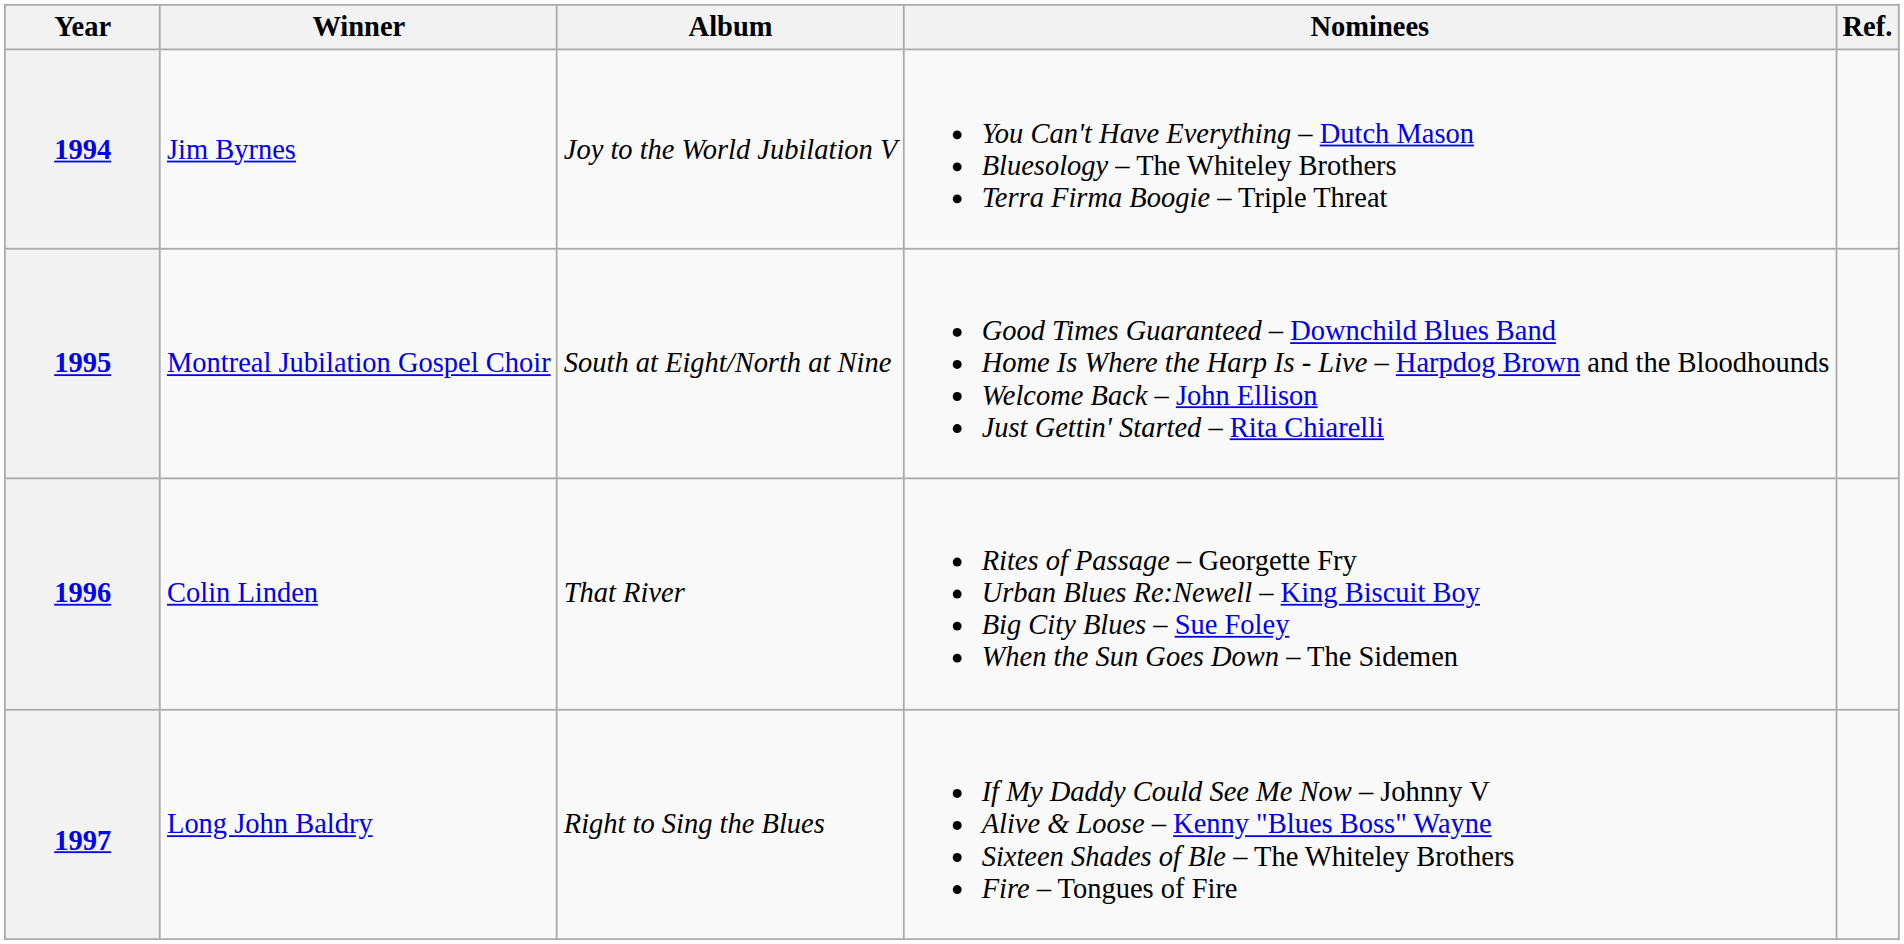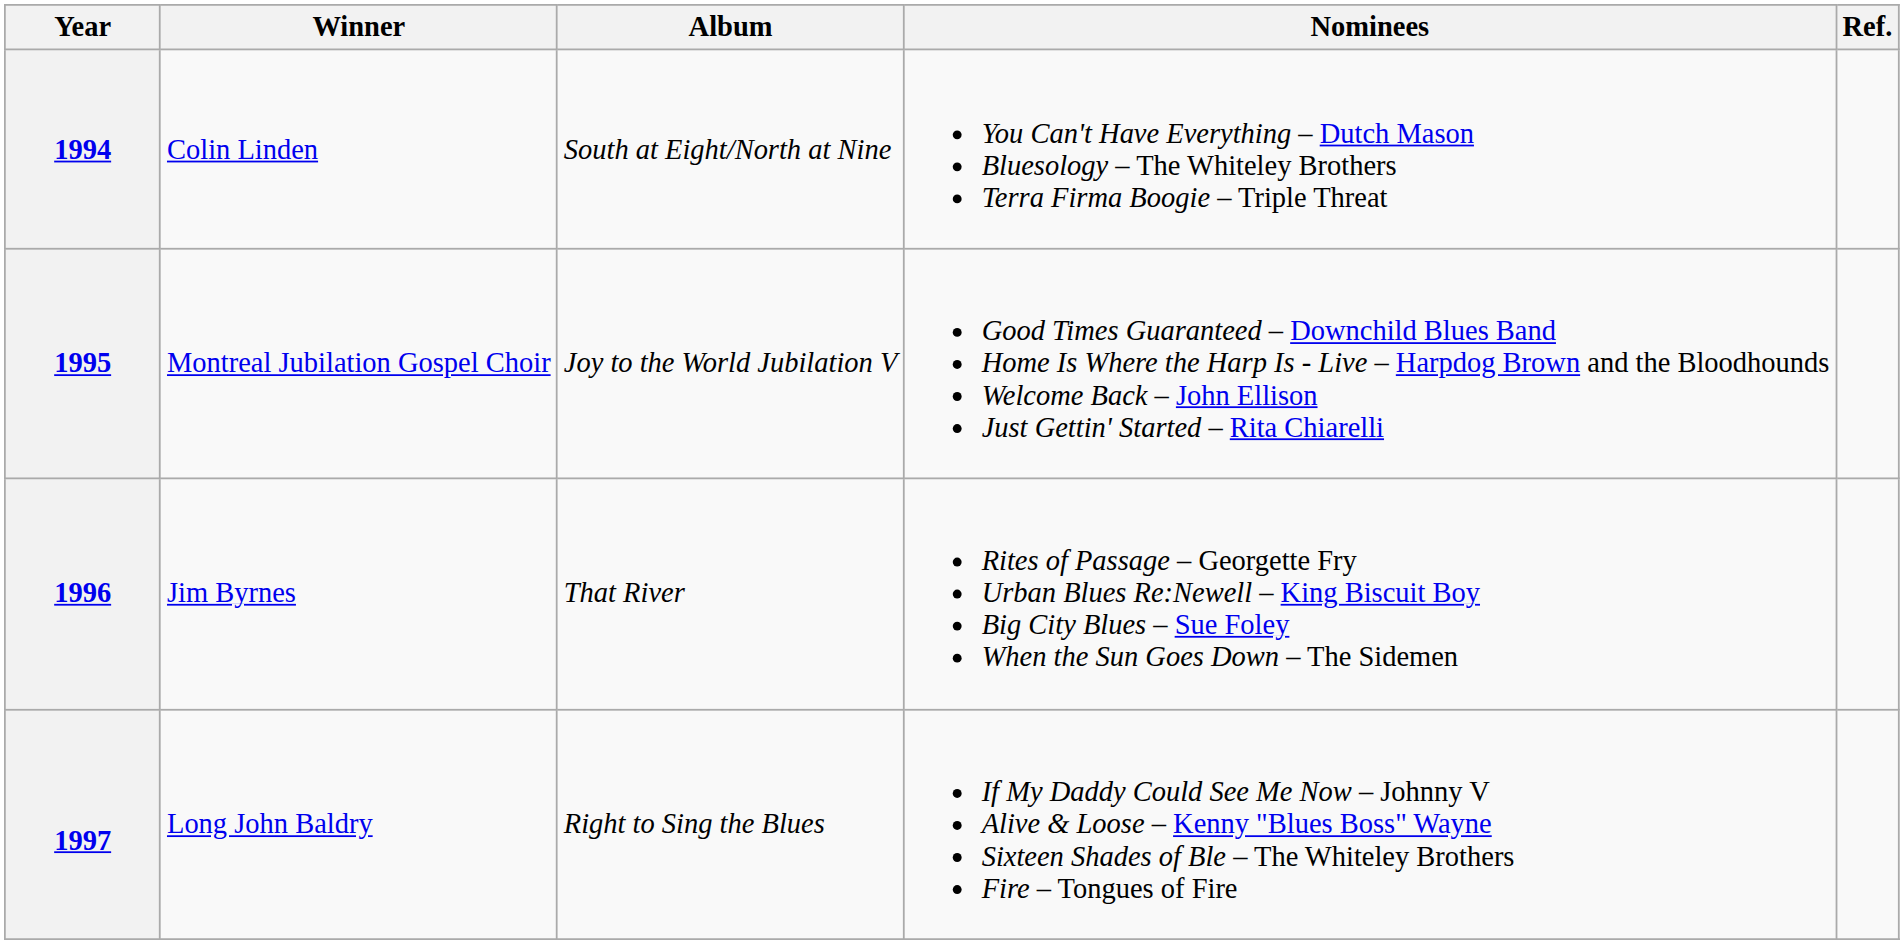(231, 148) Jim Byrnes -> (243, 148) Colin Linden
(731, 148) Joy to the World Jubilation V -> (728, 148) South at Eight/North at Nine
(728, 363) South at Eight/North at Nine -> (731, 363) Joy to the World Jubilation V
(243, 593) Colin Linden -> (231, 593) Jim Byrnes
